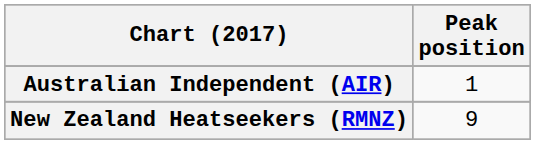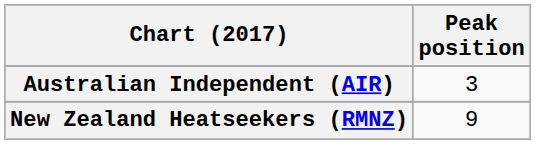(472, 84) 1 -> (472, 84) 3
